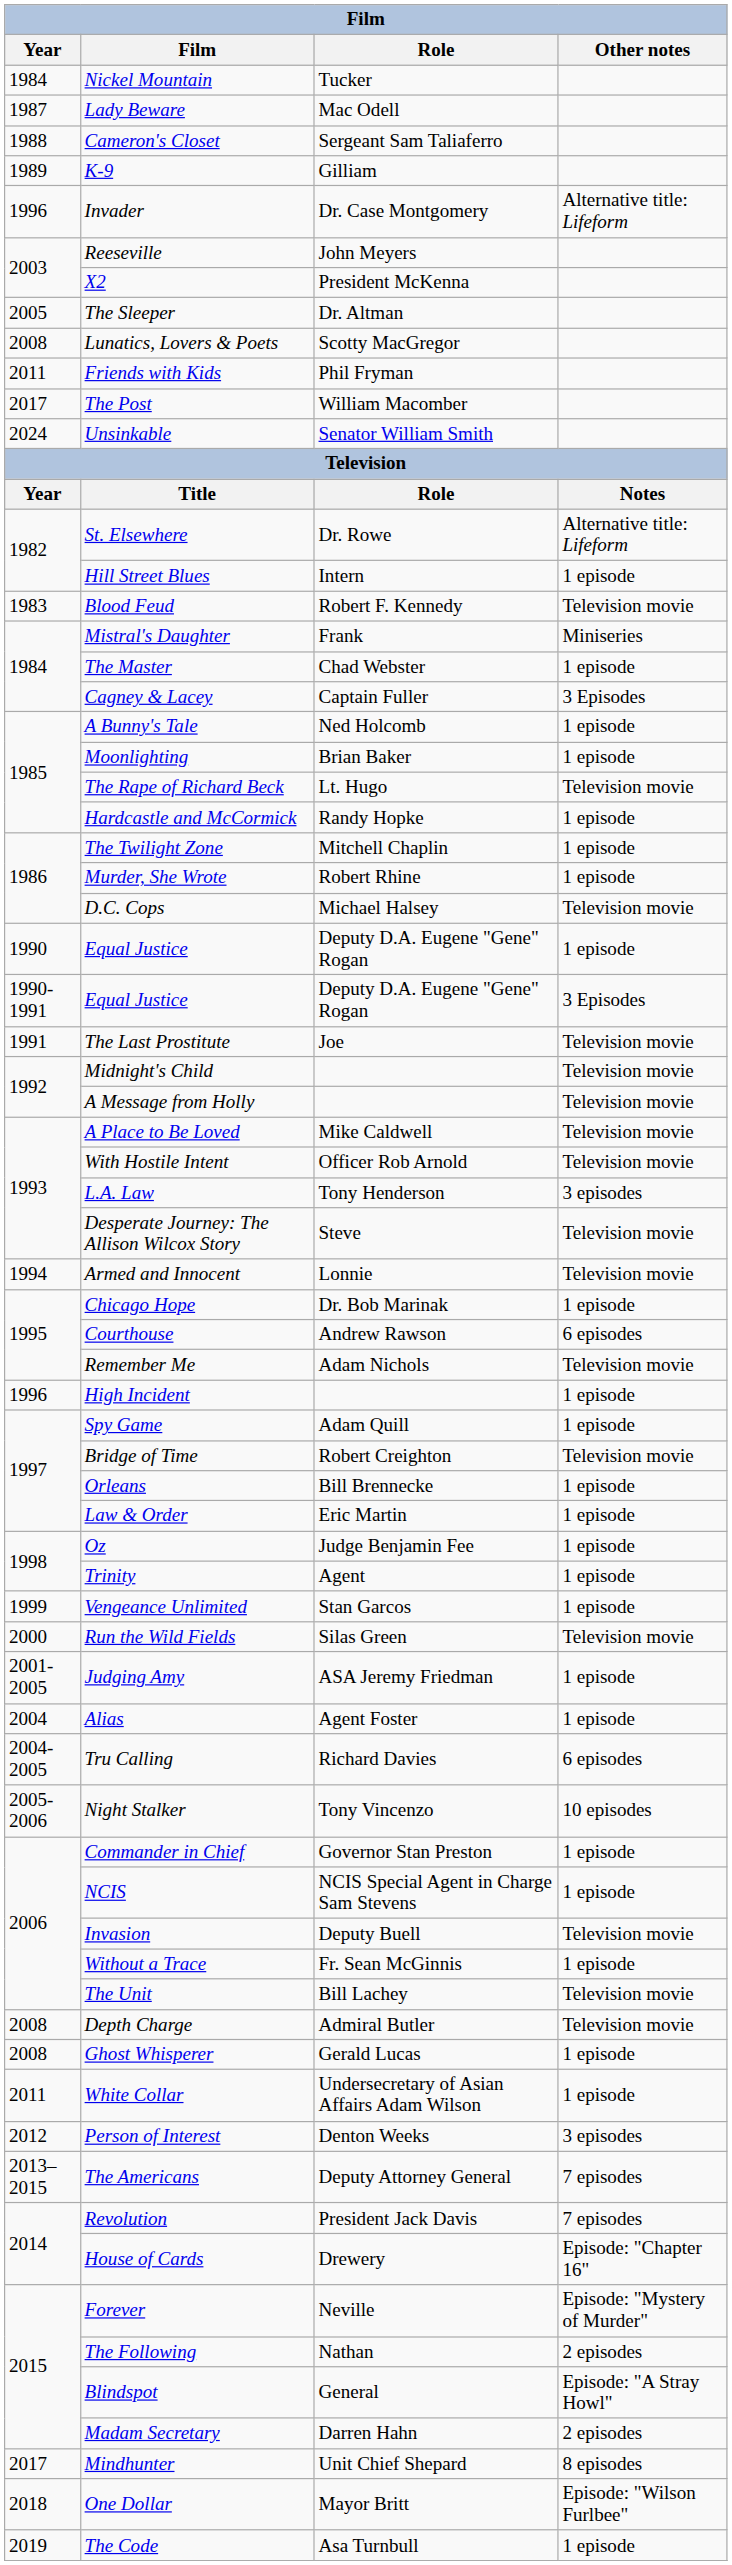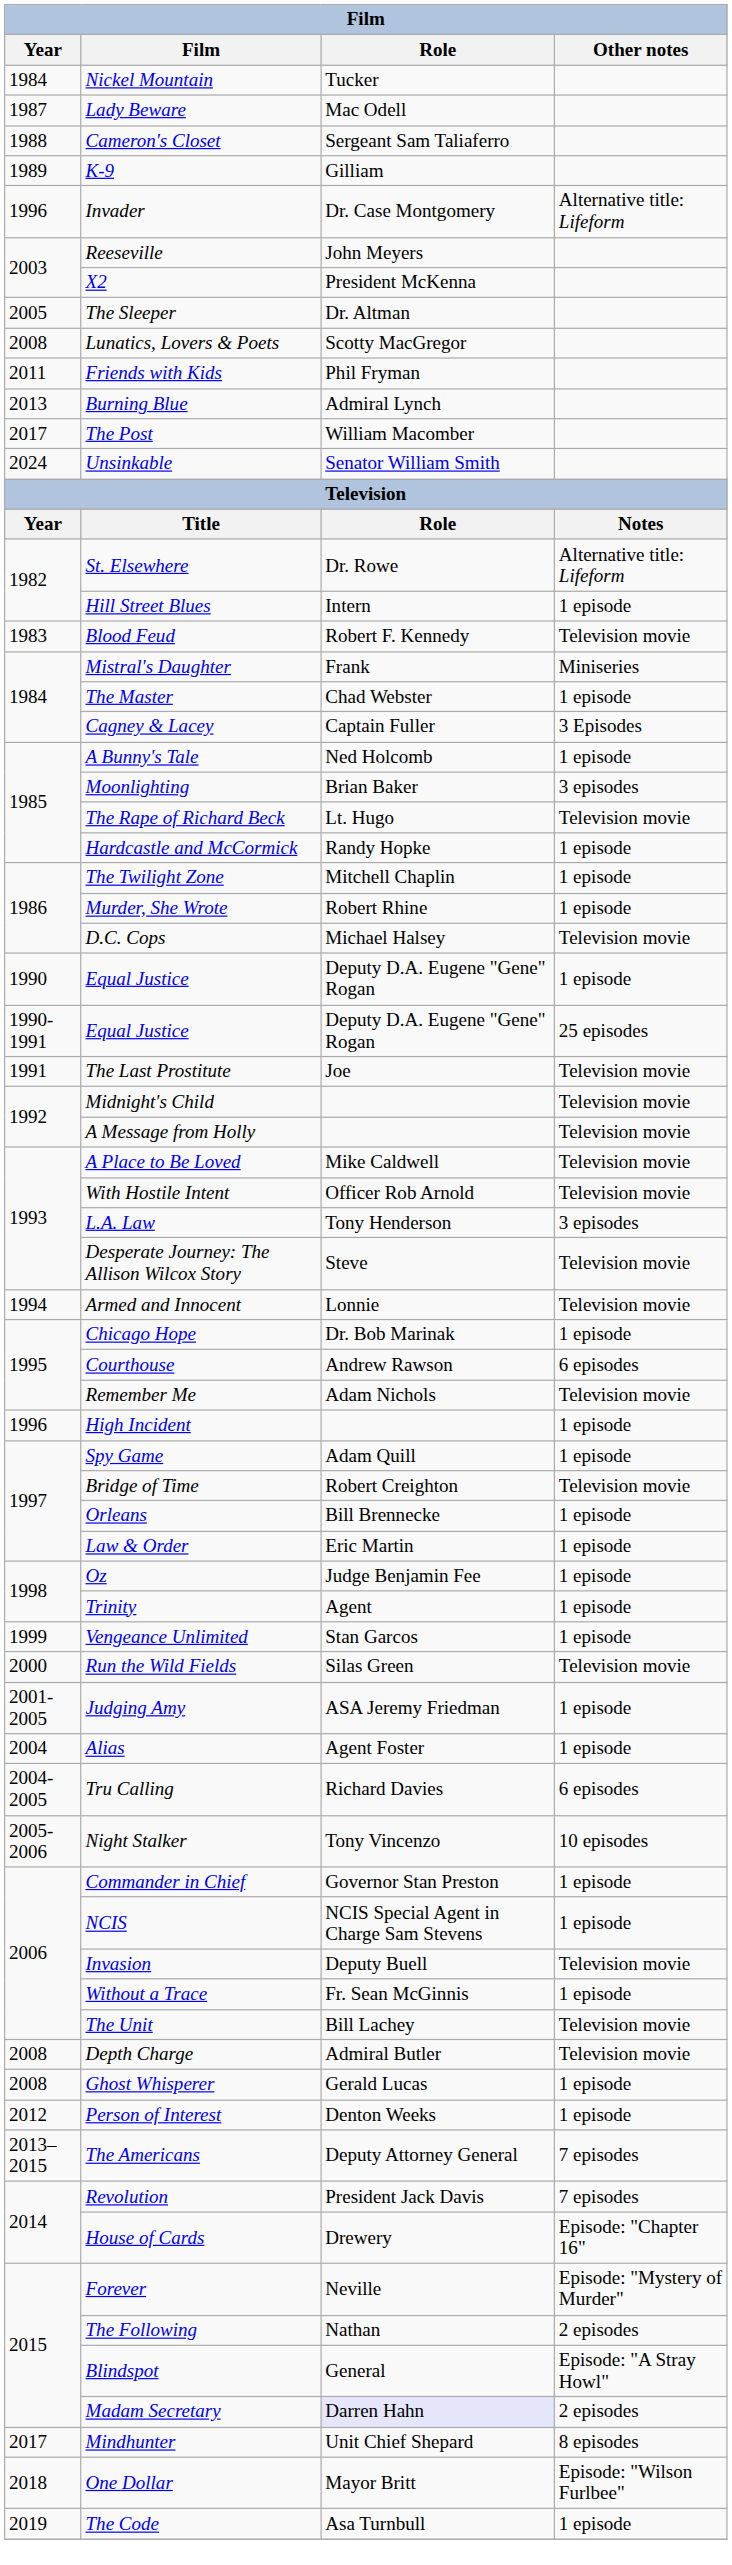+ row: (28, 403)
(599, 756) 1 episode -> (599, 787) 3 episodes
(604, 1000) 3 Episodes -> (604, 1030) 25 episodes
- row: (28, 2095)
(602, 2136) 3 episodes -> (595, 2114) 1 episode
(368, 2433) no background -> (375, 2411) lavender background
